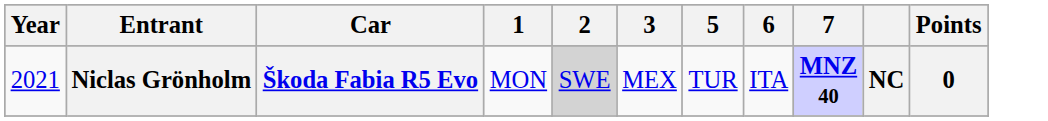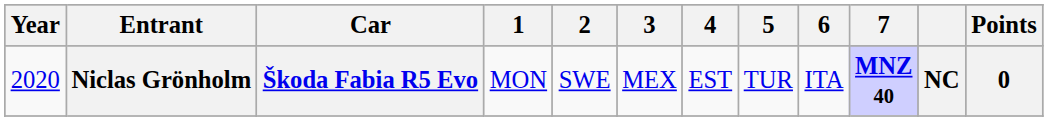+ column: (710, 25)
(35, 80) 2021 -> (35, 80) 2020
(585, 80) lightgrey background -> (585, 80) no background
